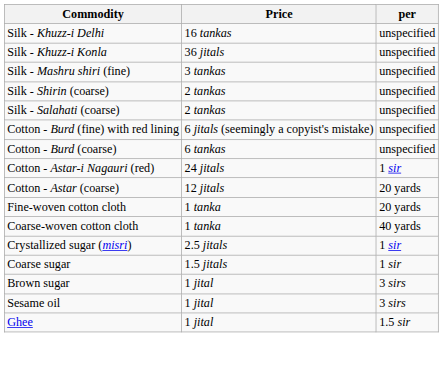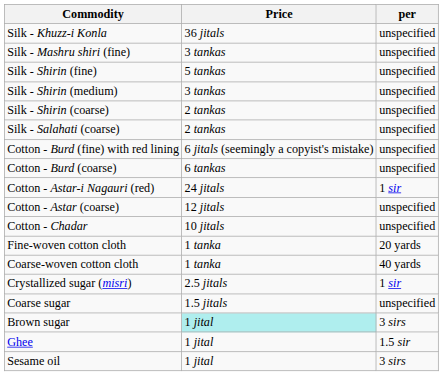- row: (56, 33)
+ row: (52, 71)
+ row: (62, 91)
(400, 187) 20 yards -> (407, 206) unspecified
+ row: (47, 226)
(390, 264) 1 sir -> (407, 303) unspecified
(199, 284) no background -> (199, 322) paleturquoise background
rows swapped: (20, 322) <-> (34, 303)
